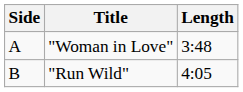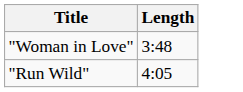- column: (24, 18)
